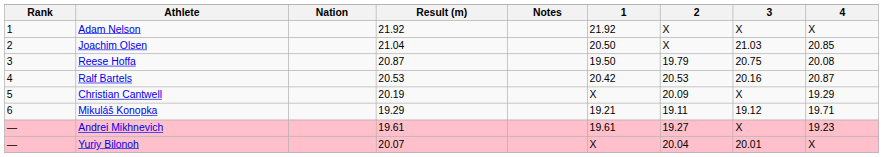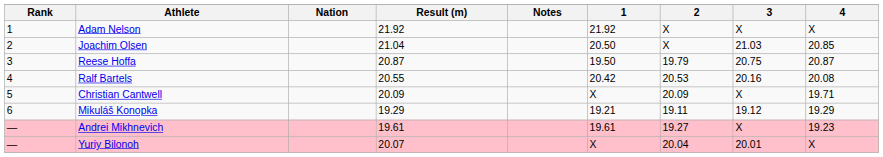(821, 62) 20.08 -> (821, 62) 20.87
(391, 78) 20.53 -> (391, 78) 20.55
(821, 78) 20.87 -> (821, 78) 20.08
(391, 95) 20.19 -> (391, 95) 20.09
(821, 95) 19.29 -> (821, 95) 19.71
(821, 111) 19.71 -> (821, 111) 19.29
